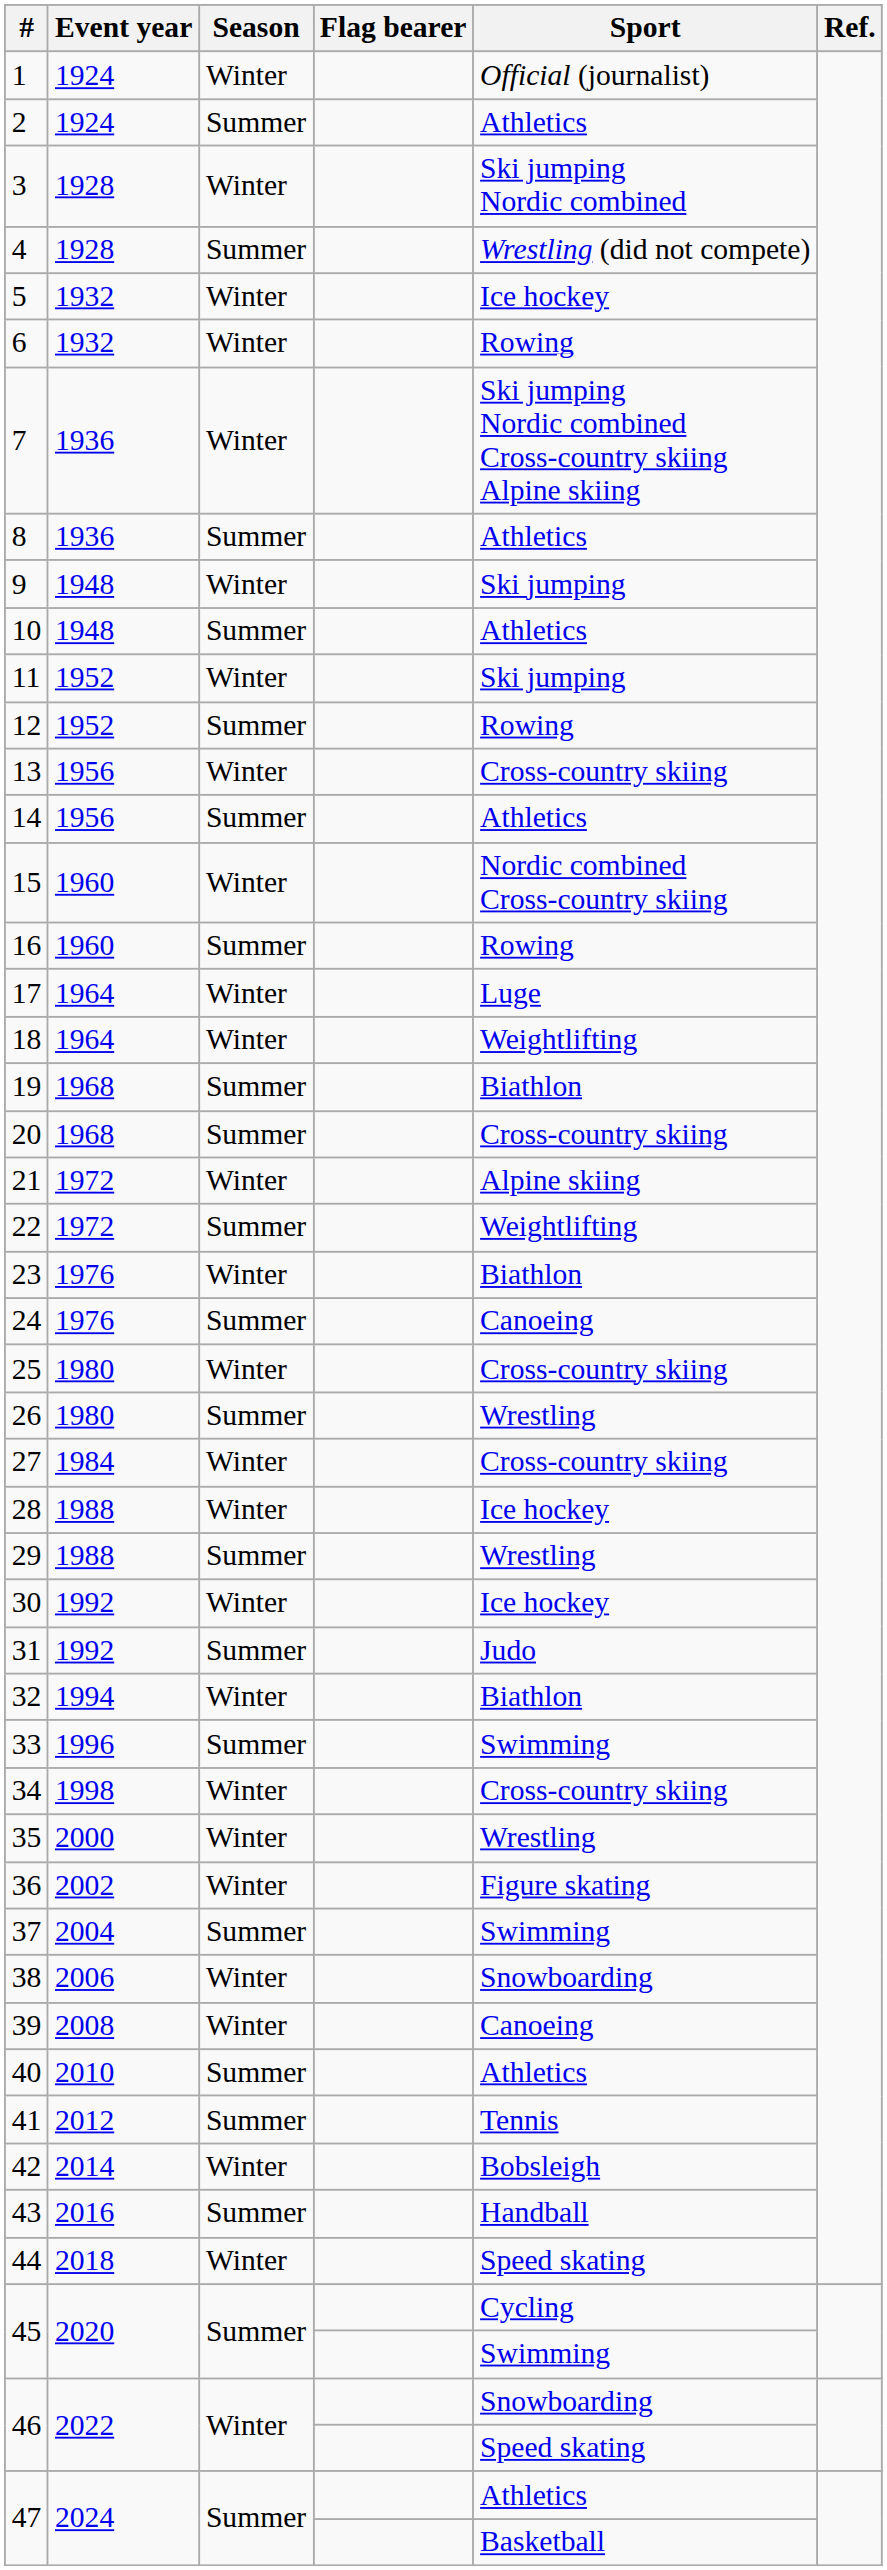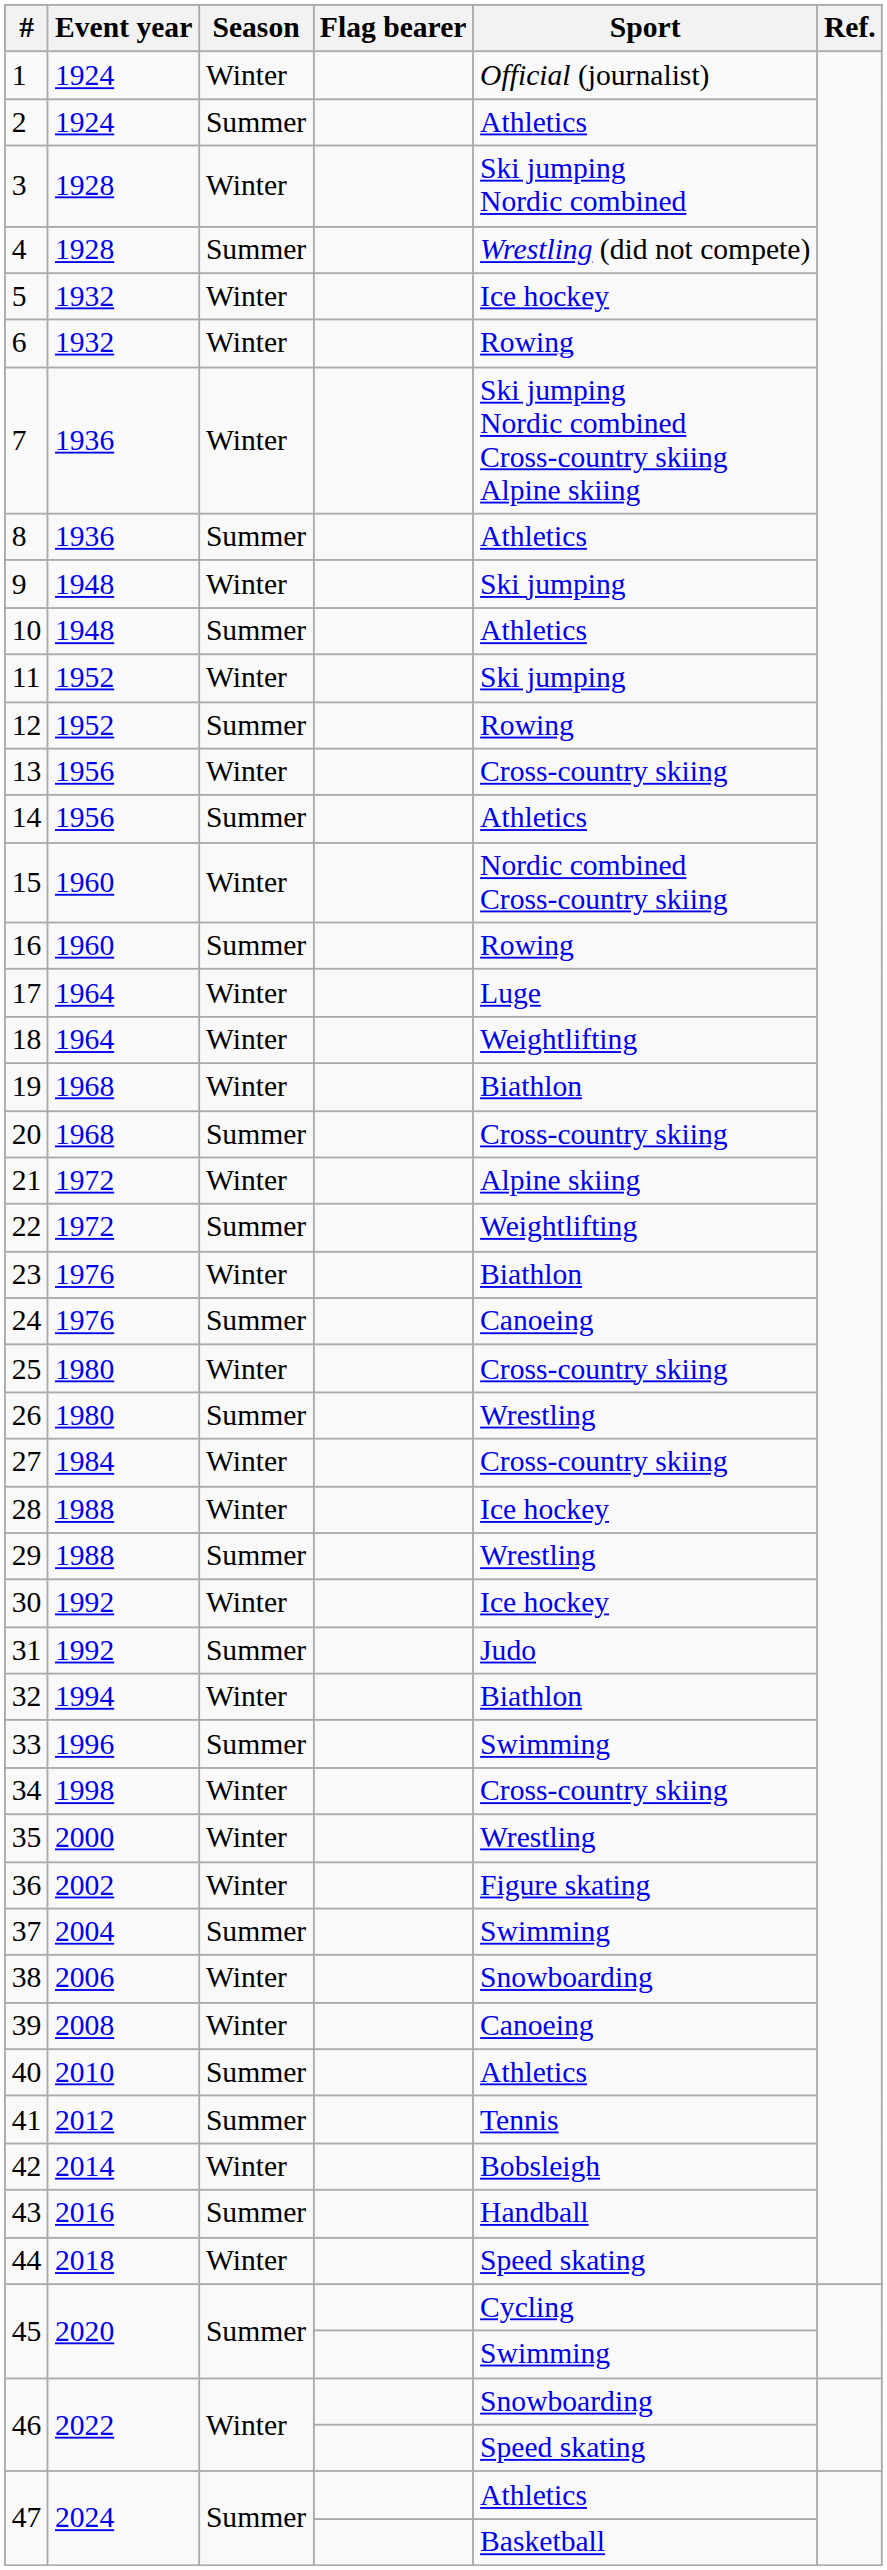(256, 1086) Summer -> (246, 1086) Winter
